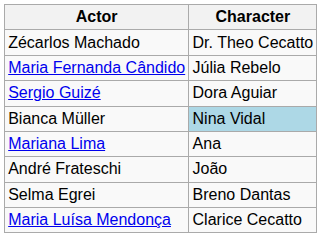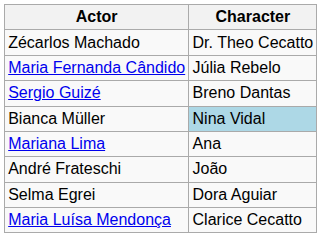(235, 93) Dora Aguiar -> (241, 93) Breno Dantas
(241, 194) Breno Dantas -> (235, 194) Dora Aguiar
